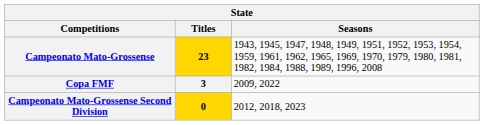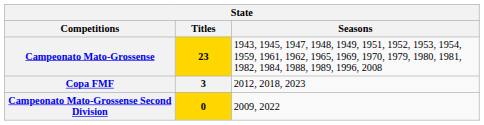(257, 84) 2009, 2022 -> (270, 84) 2012, 2018, 2023
(270, 106) 2012, 2018, 2023 -> (257, 106) 2009, 2022
